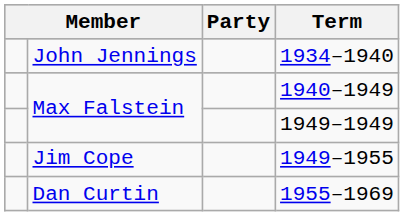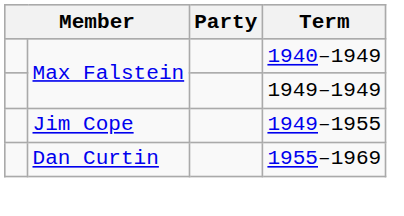- row: (337, 56)
